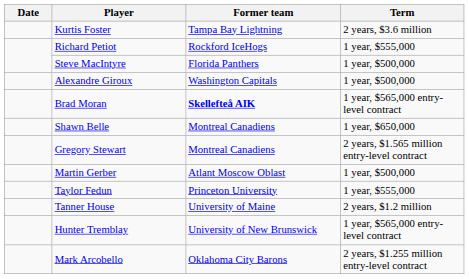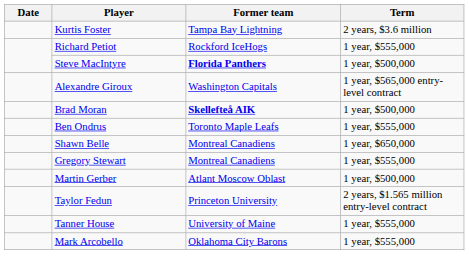(223, 64) normal -> (227, 64) bold
(379, 81) 1 year, $500,000 -> (393, 87) 1 year, $565,000 entry-level contract
(393, 104) 1 year, $565,000 entry-level contract -> (379, 110) 1 year, $500,000
+ row: (80, 127)
(393, 150) 2 years, $1.565 million entry-level contract -> (379, 161) 1 year, $555,000
(379, 190) 1 year, $555,000 -> (393, 201) 2 years, $1.565 million entry-level contract
(387, 207) 2 years, $1.2 million -> (379, 224) 1 year, $555,000
- row: (91, 230)
(393, 259) 2 years, $1.255 million entry-level contract -> (379, 241) 1 year, $555,000
